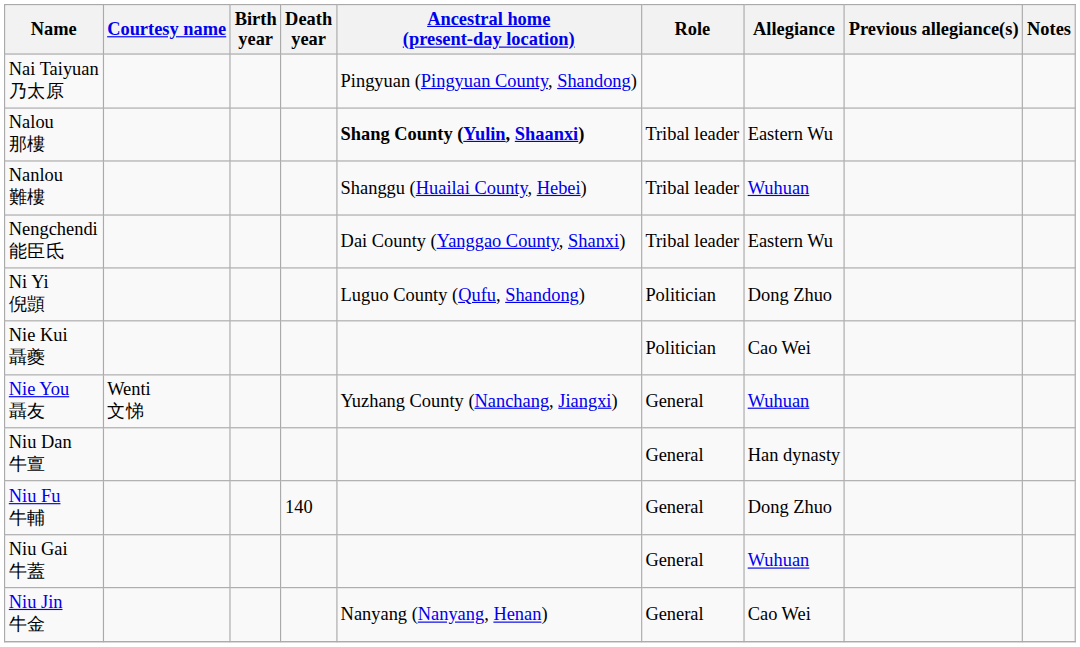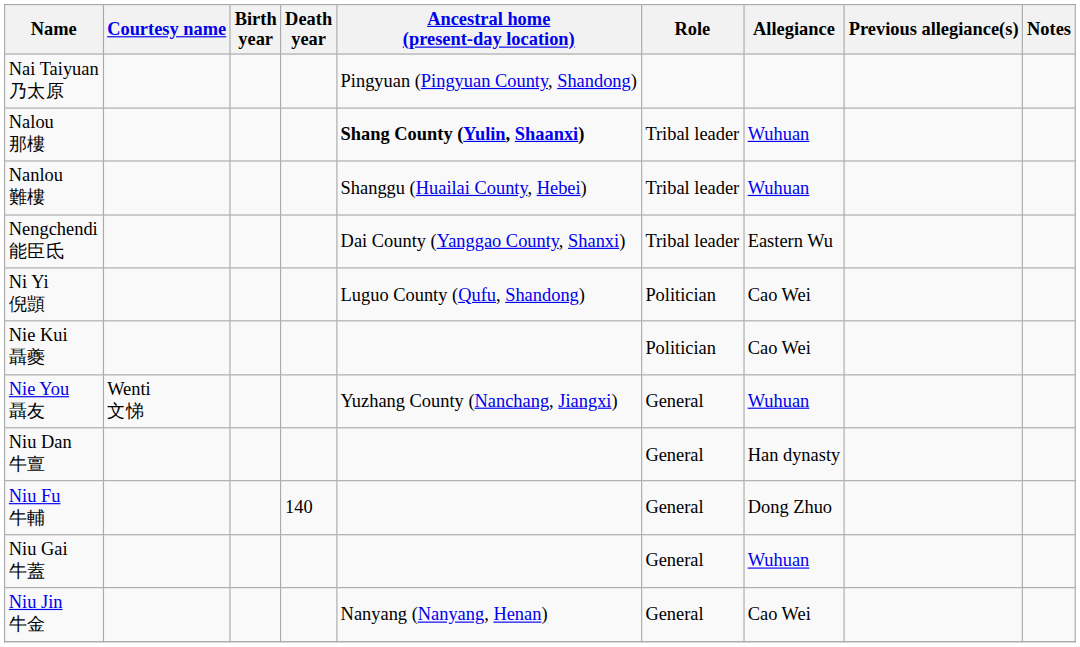(790, 134) Eastern Wu -> (779, 134) Wuhuan
(790, 294) Dong Zhuo -> (779, 294) Cao Wei
